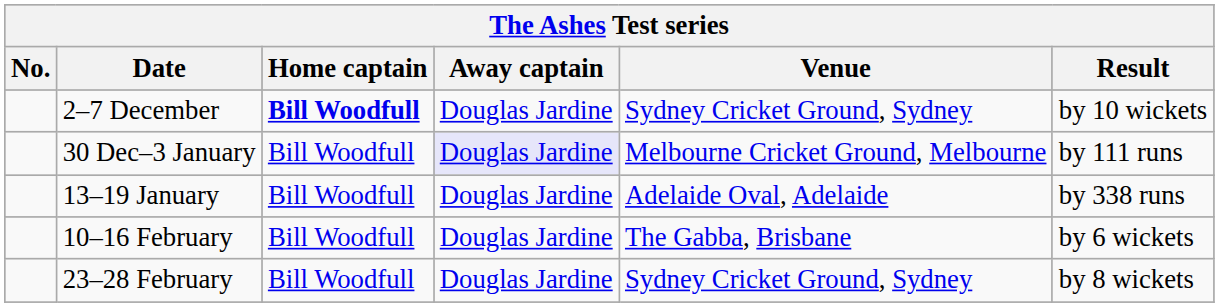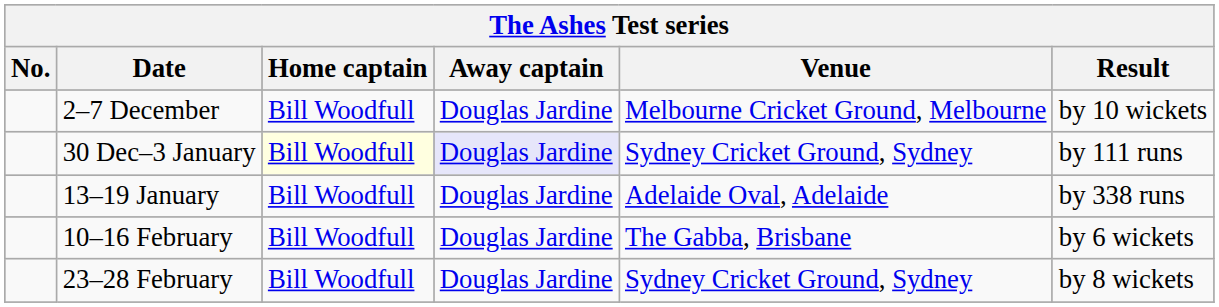(344, 110) bold -> (341, 110) normal
(799, 110) Sydney Cricket Ground, Sydney -> (836, 110) Melbourne Cricket Ground, Melbourne
(341, 152) no background -> (341, 152) lightyellow background
(836, 152) Melbourne Cricket Ground, Melbourne -> (799, 152) Sydney Cricket Ground, Sydney
